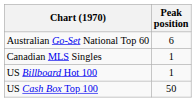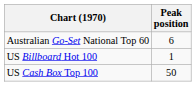- row: (54, 56)
